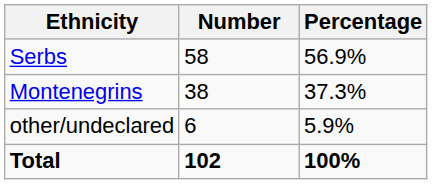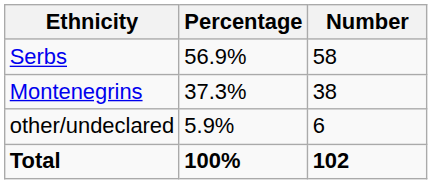columns swapped: (239, 21) <-> (363, 21)
